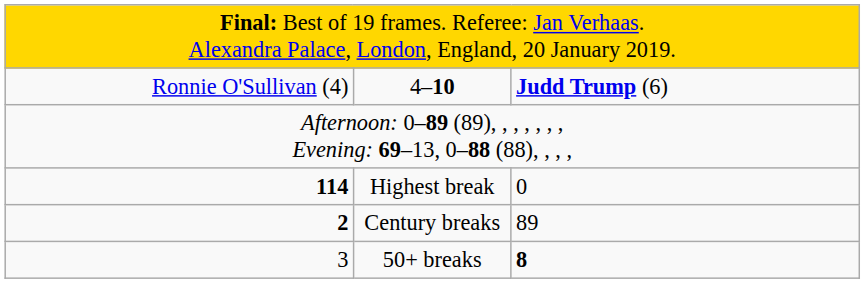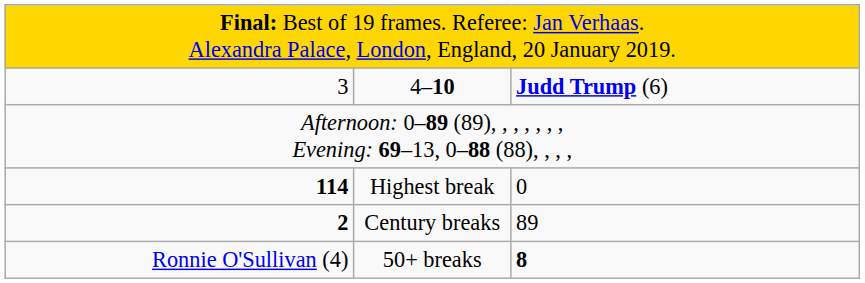(250, 86) Ronnie O'Sullivan (4) -> (343, 86) 3
(343, 260) 3 -> (250, 260) Ronnie O'Sullivan (4)
